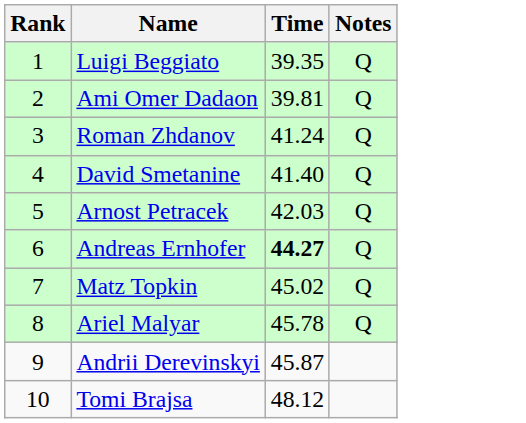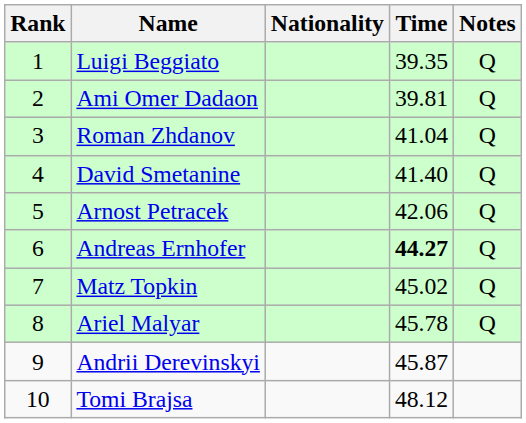+ column: (327, 23)
(297, 135) 41.24 -> (422, 135) 41.04
(297, 211) 42.03 -> (422, 211) 42.06
